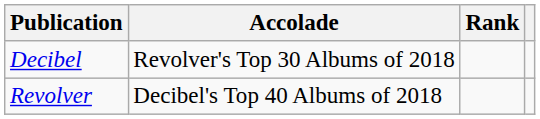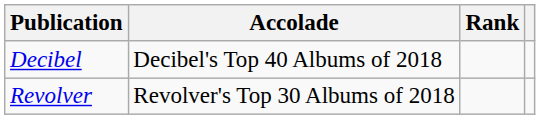(294, 59) Revolver's Top 30 Albums of 2018 -> (288, 59) Decibel's Top 40 Albums of 2018
(288, 95) Decibel's Top 40 Albums of 2018 -> (294, 95) Revolver's Top 30 Albums of 2018
